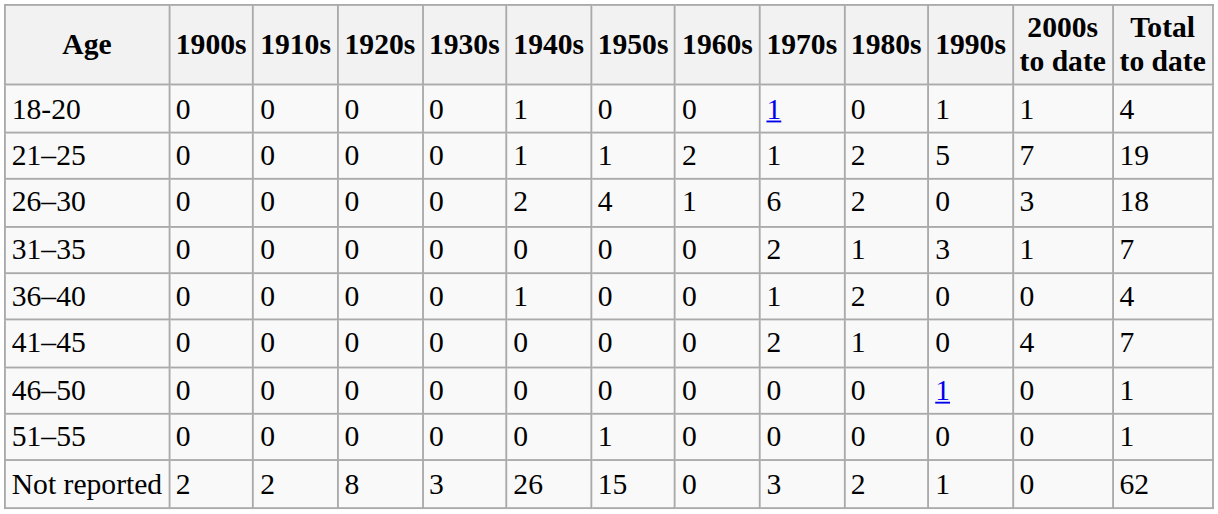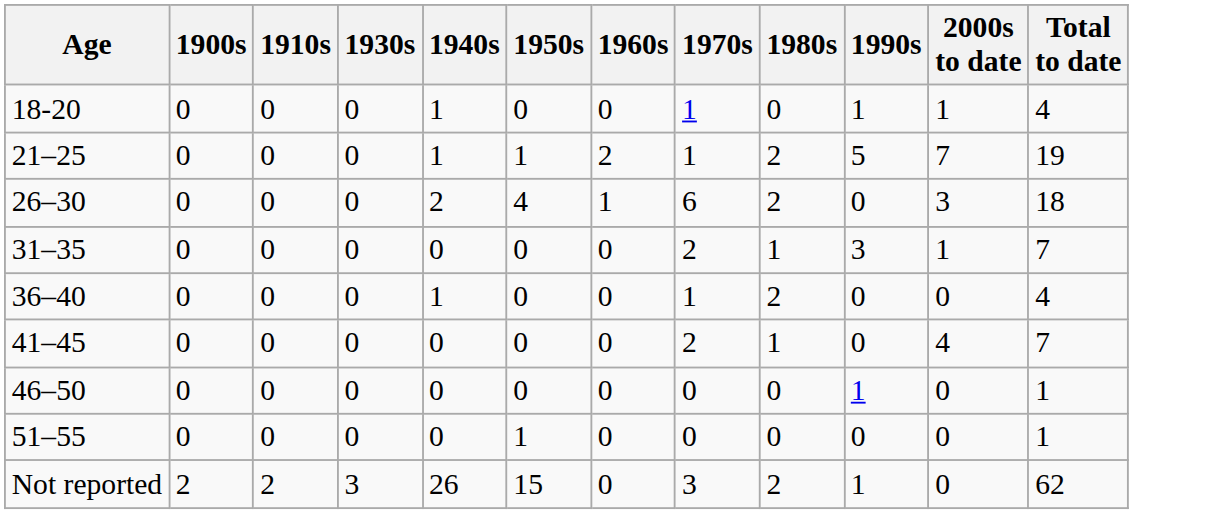- column: (380, 44)
